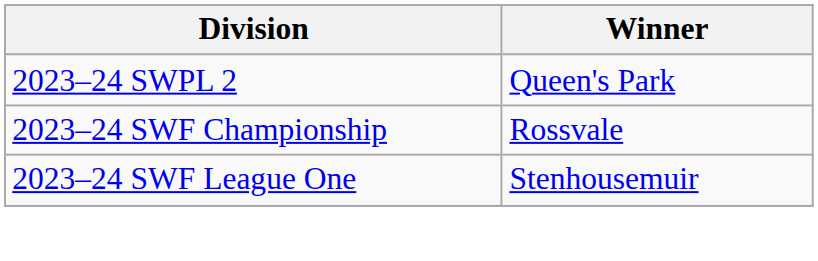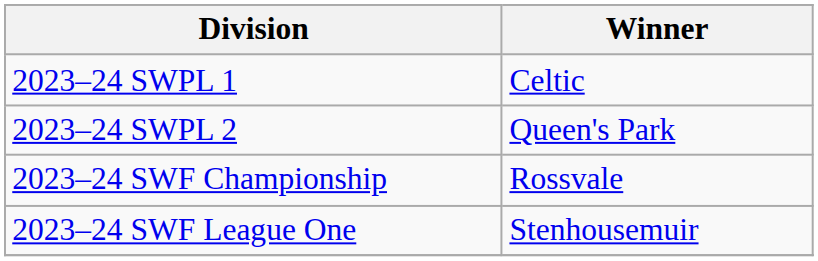+ row: (125, 79)
